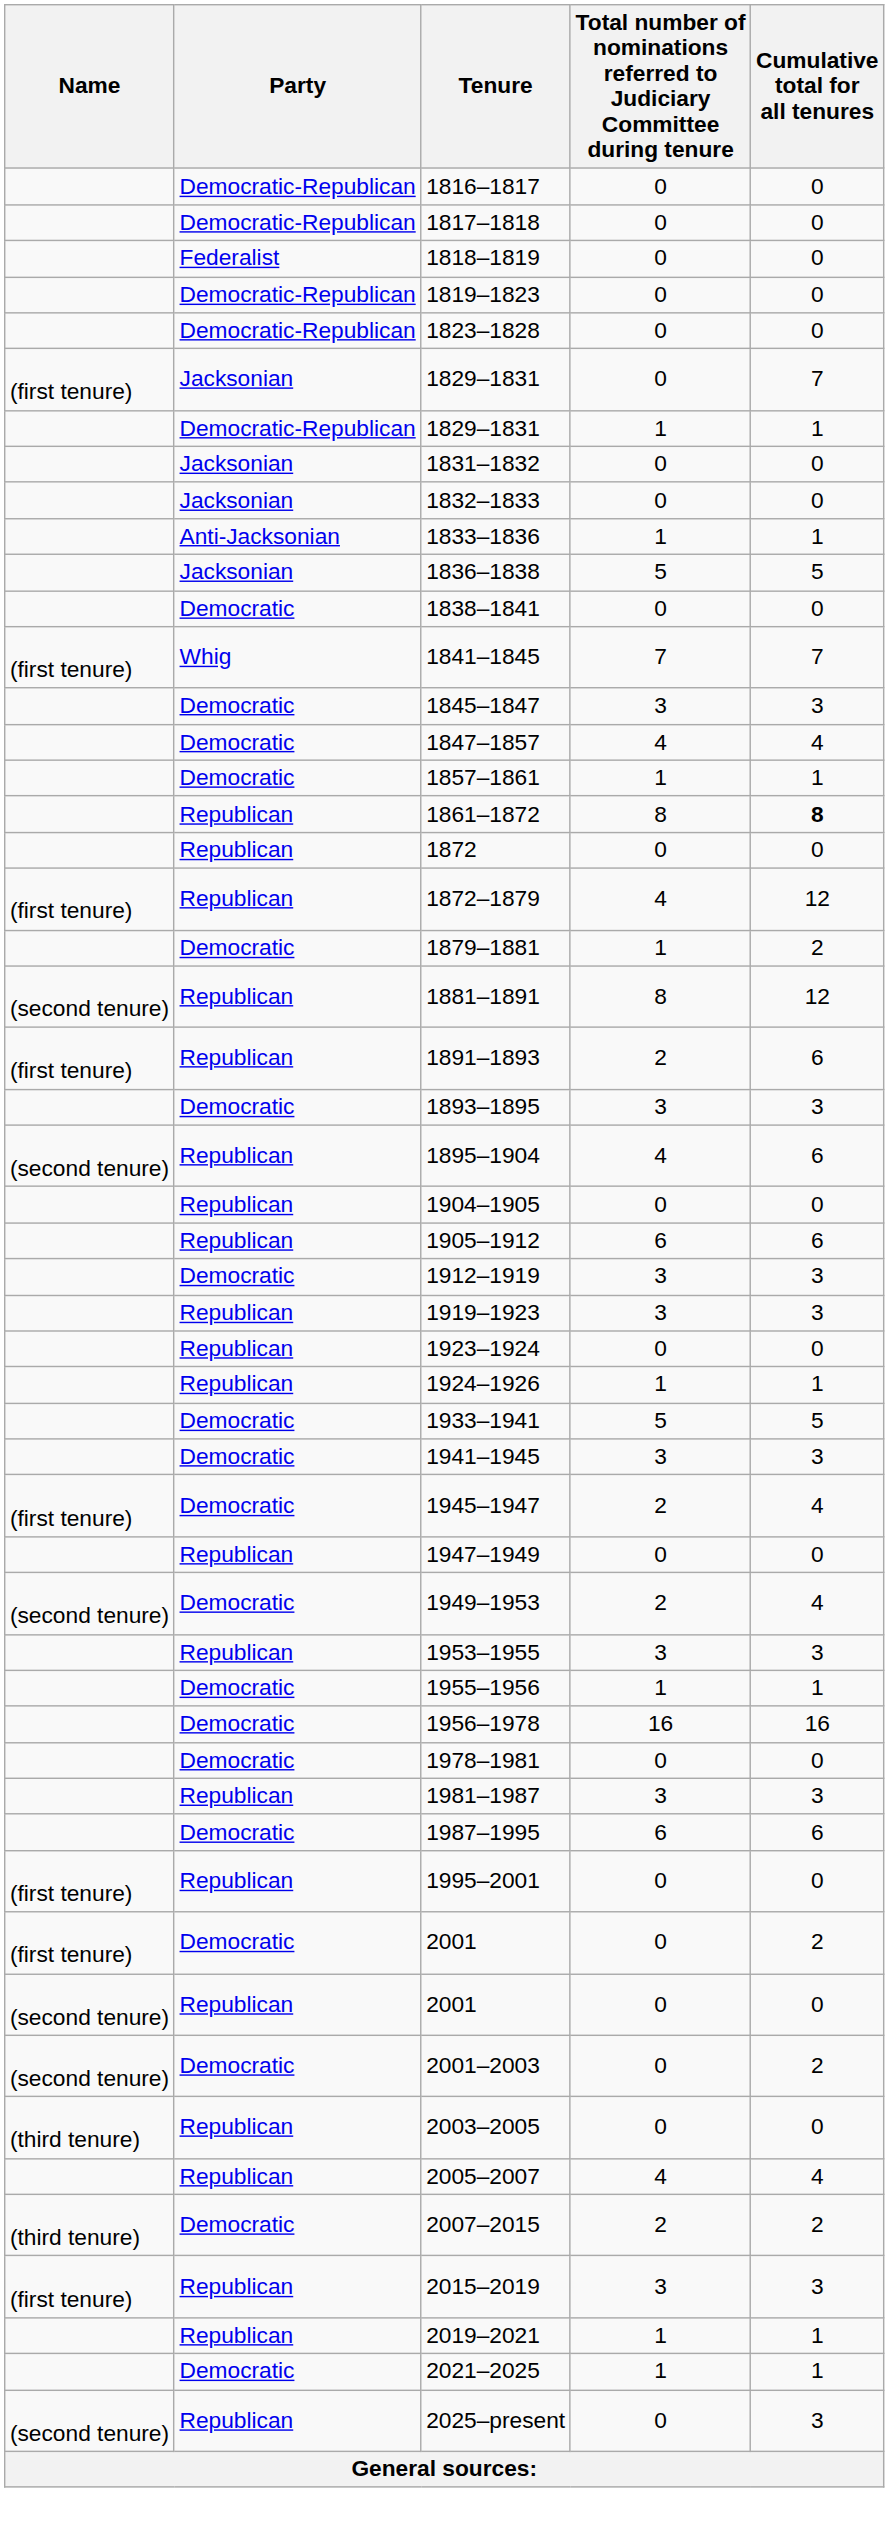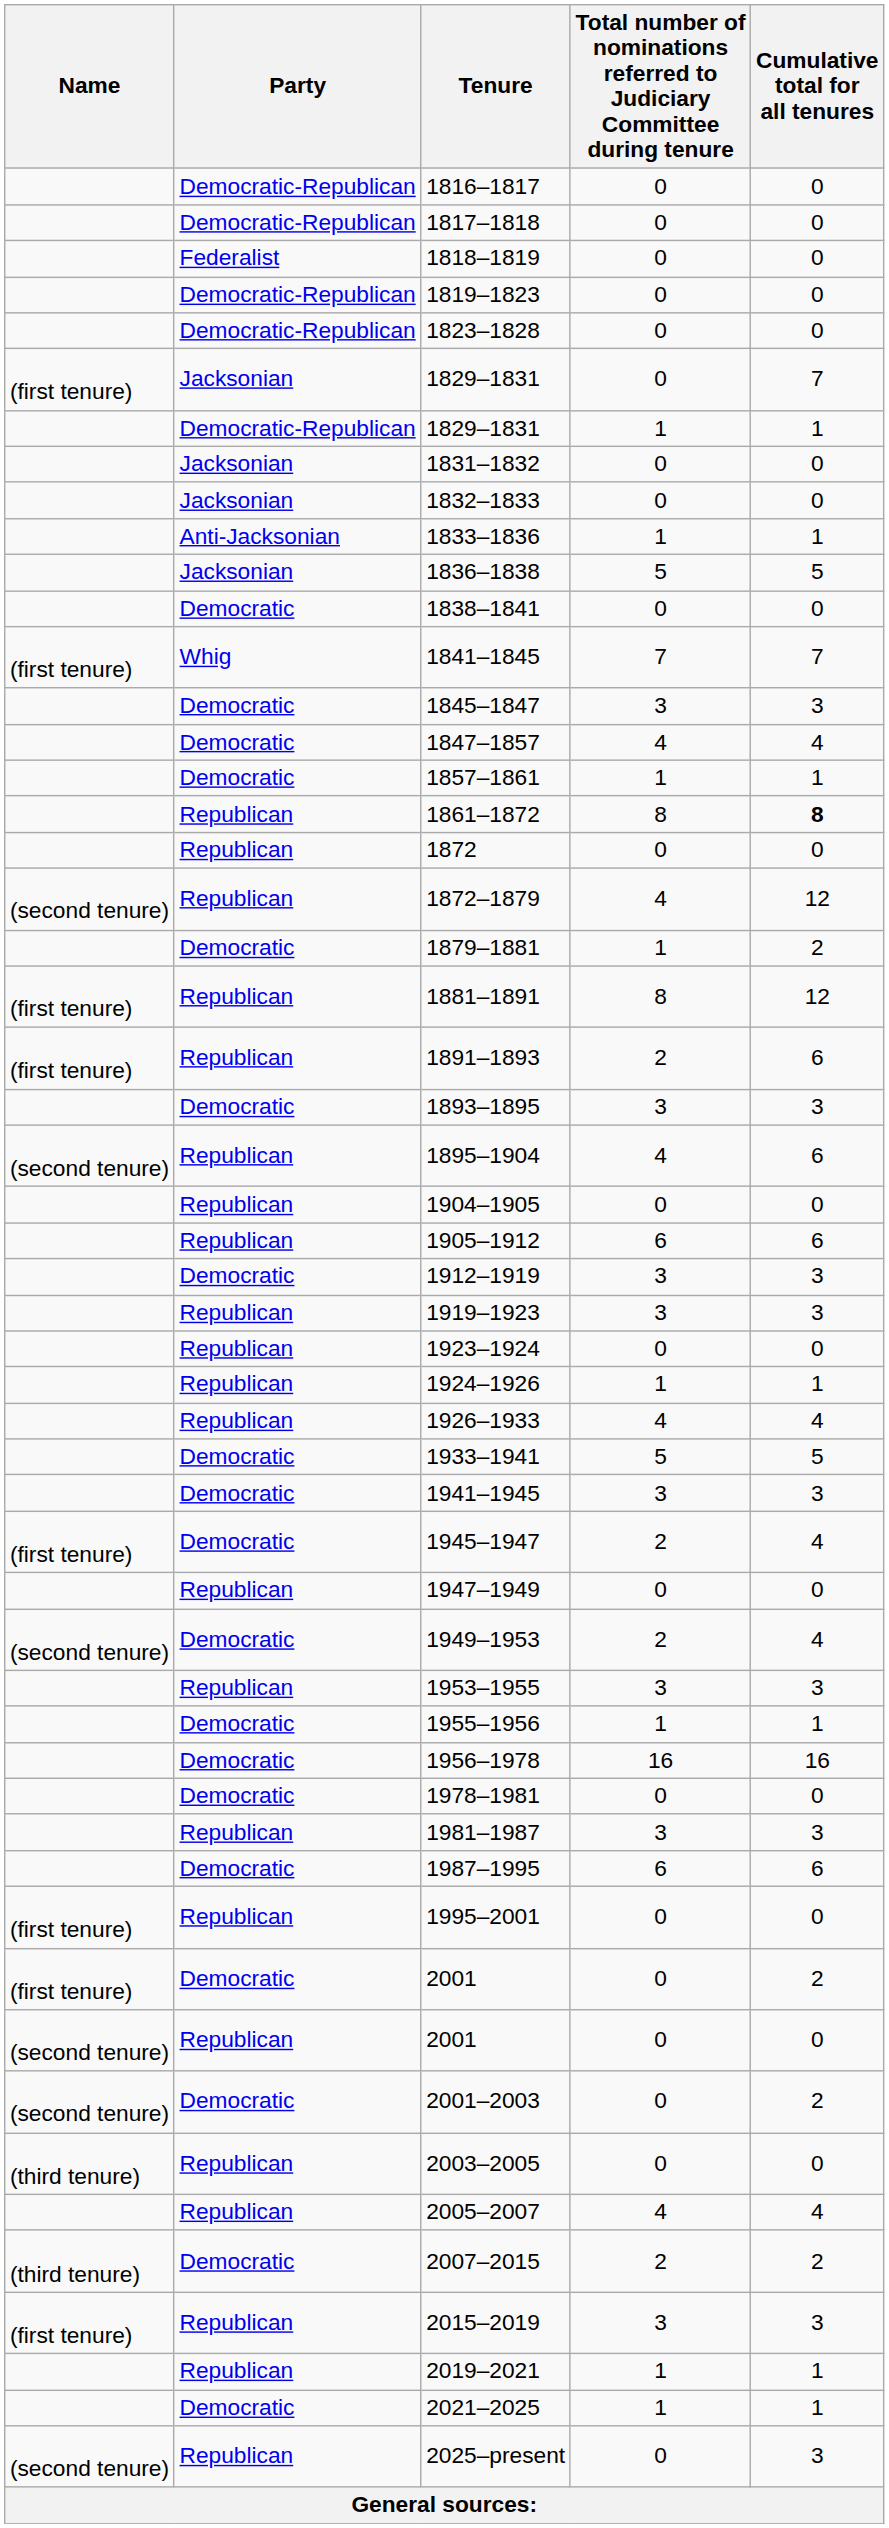(71, 911) (first tenure) -> (90, 911) (second tenure)
(90, 1009) (second tenure) -> (71, 1009) (first tenure)
+ row: (236, 1420)
